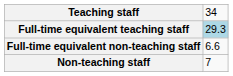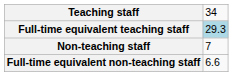rows swapped: (104, 63) <-> (104, 46)
